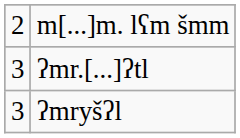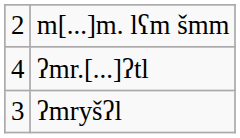(18, 68) 3 -> (18, 68) 4
